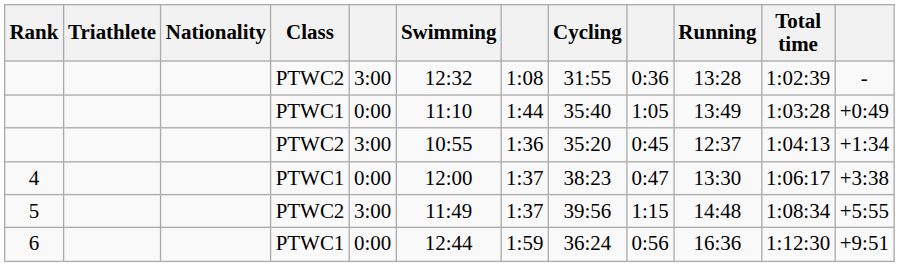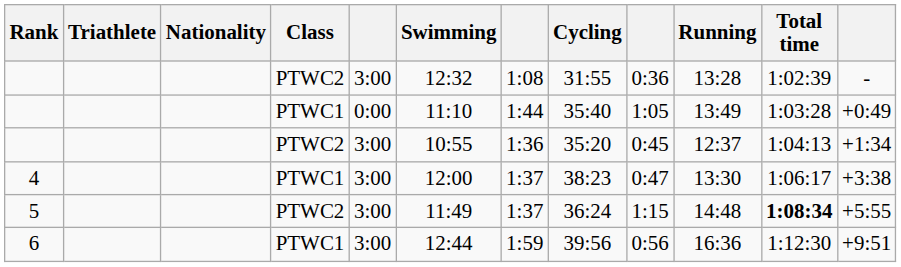(373, 177) 0:00 -> (373, 177) 3:00
(587, 210) 39:56 -> (587, 210) 36:24
(798, 210) normal -> (799, 210) bold
(373, 244) 0:00 -> (373, 244) 3:00
(587, 244) 36:24 -> (587, 244) 39:56
